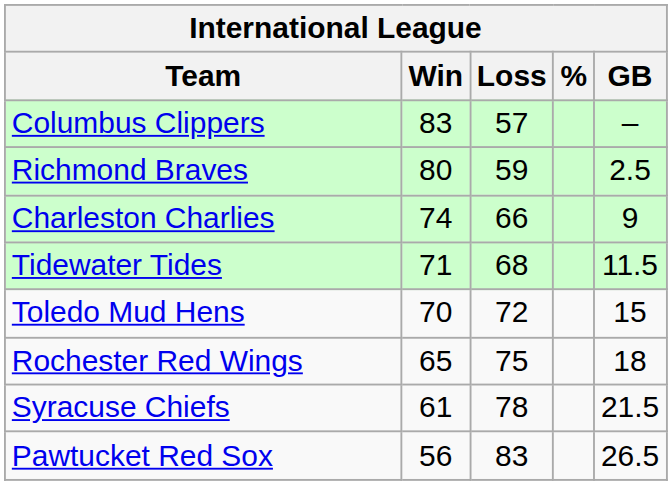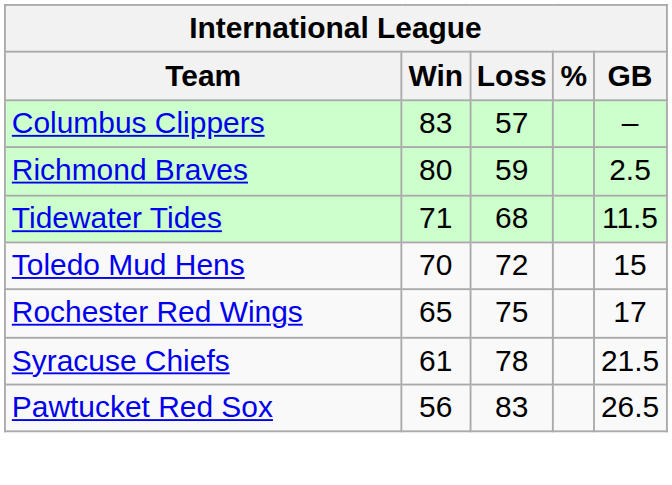- row: (143, 218)
(630, 360) 18 -> (630, 312) 17
